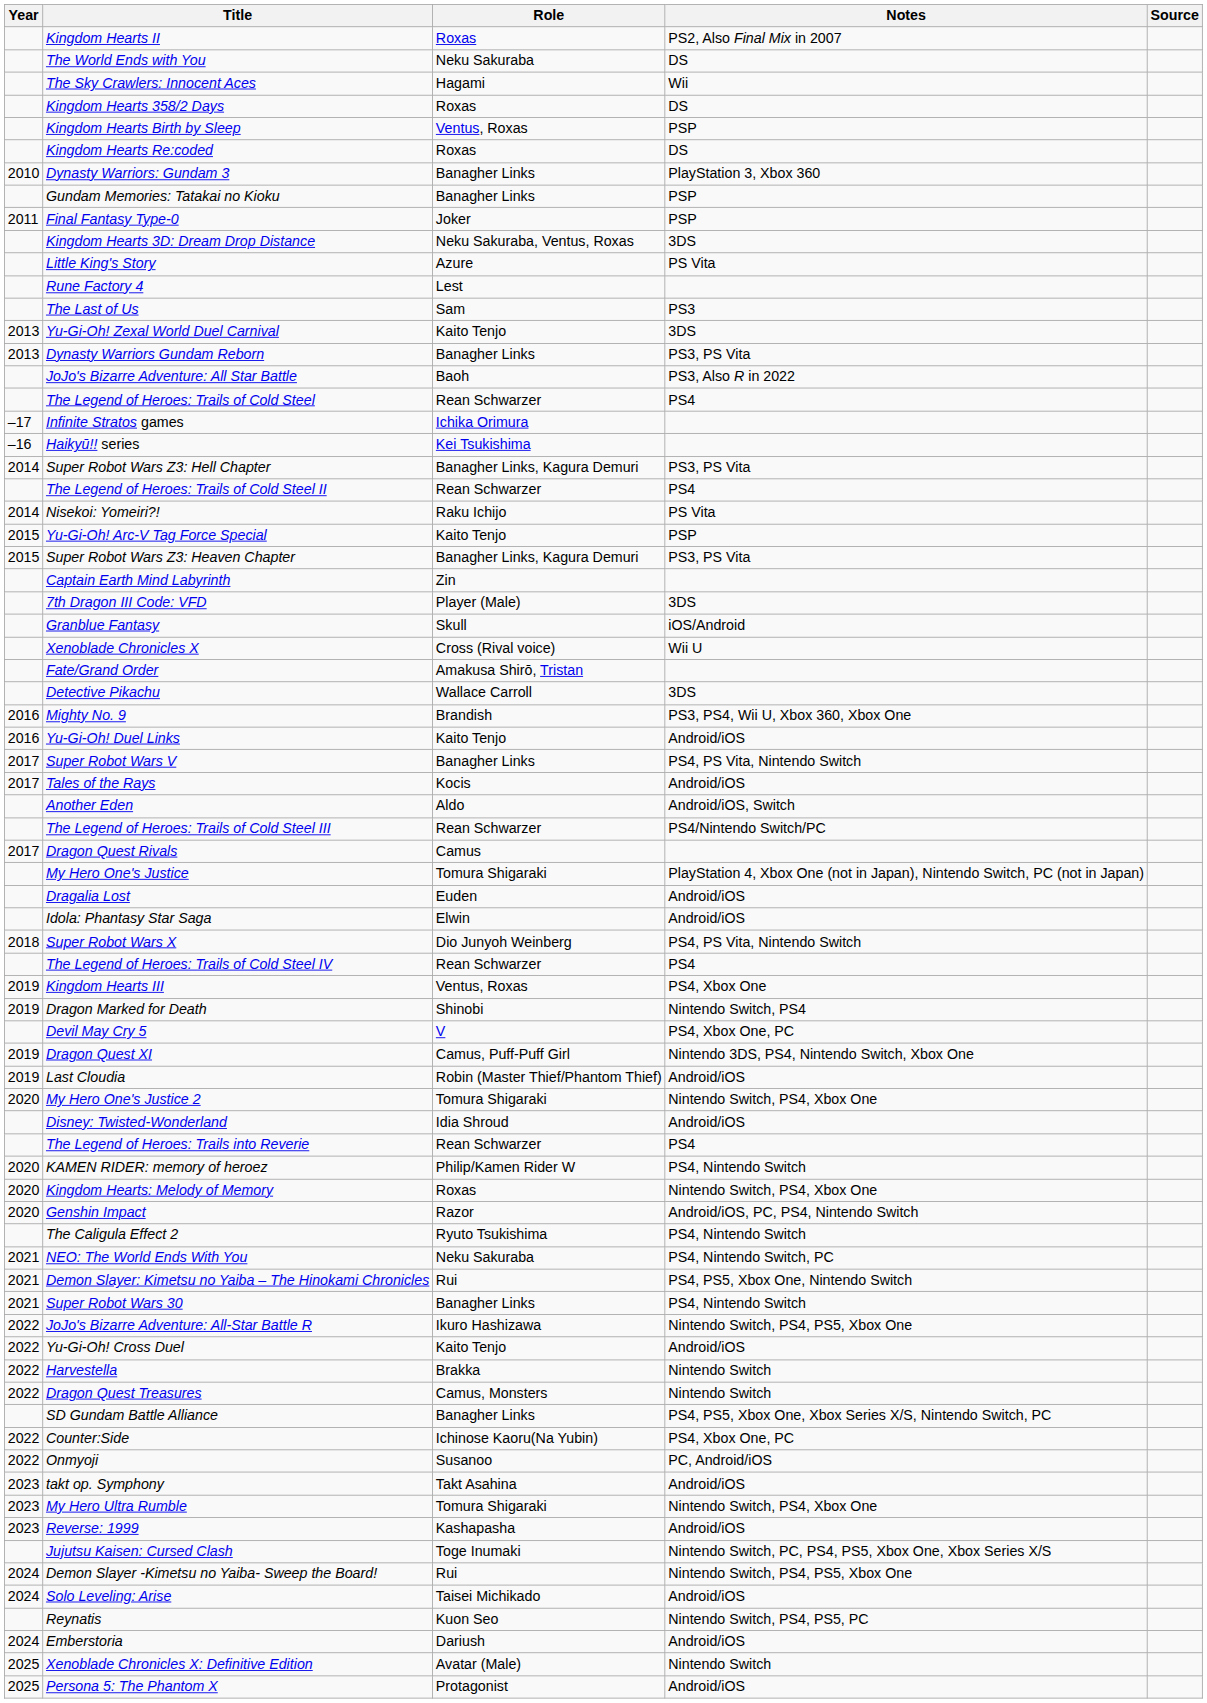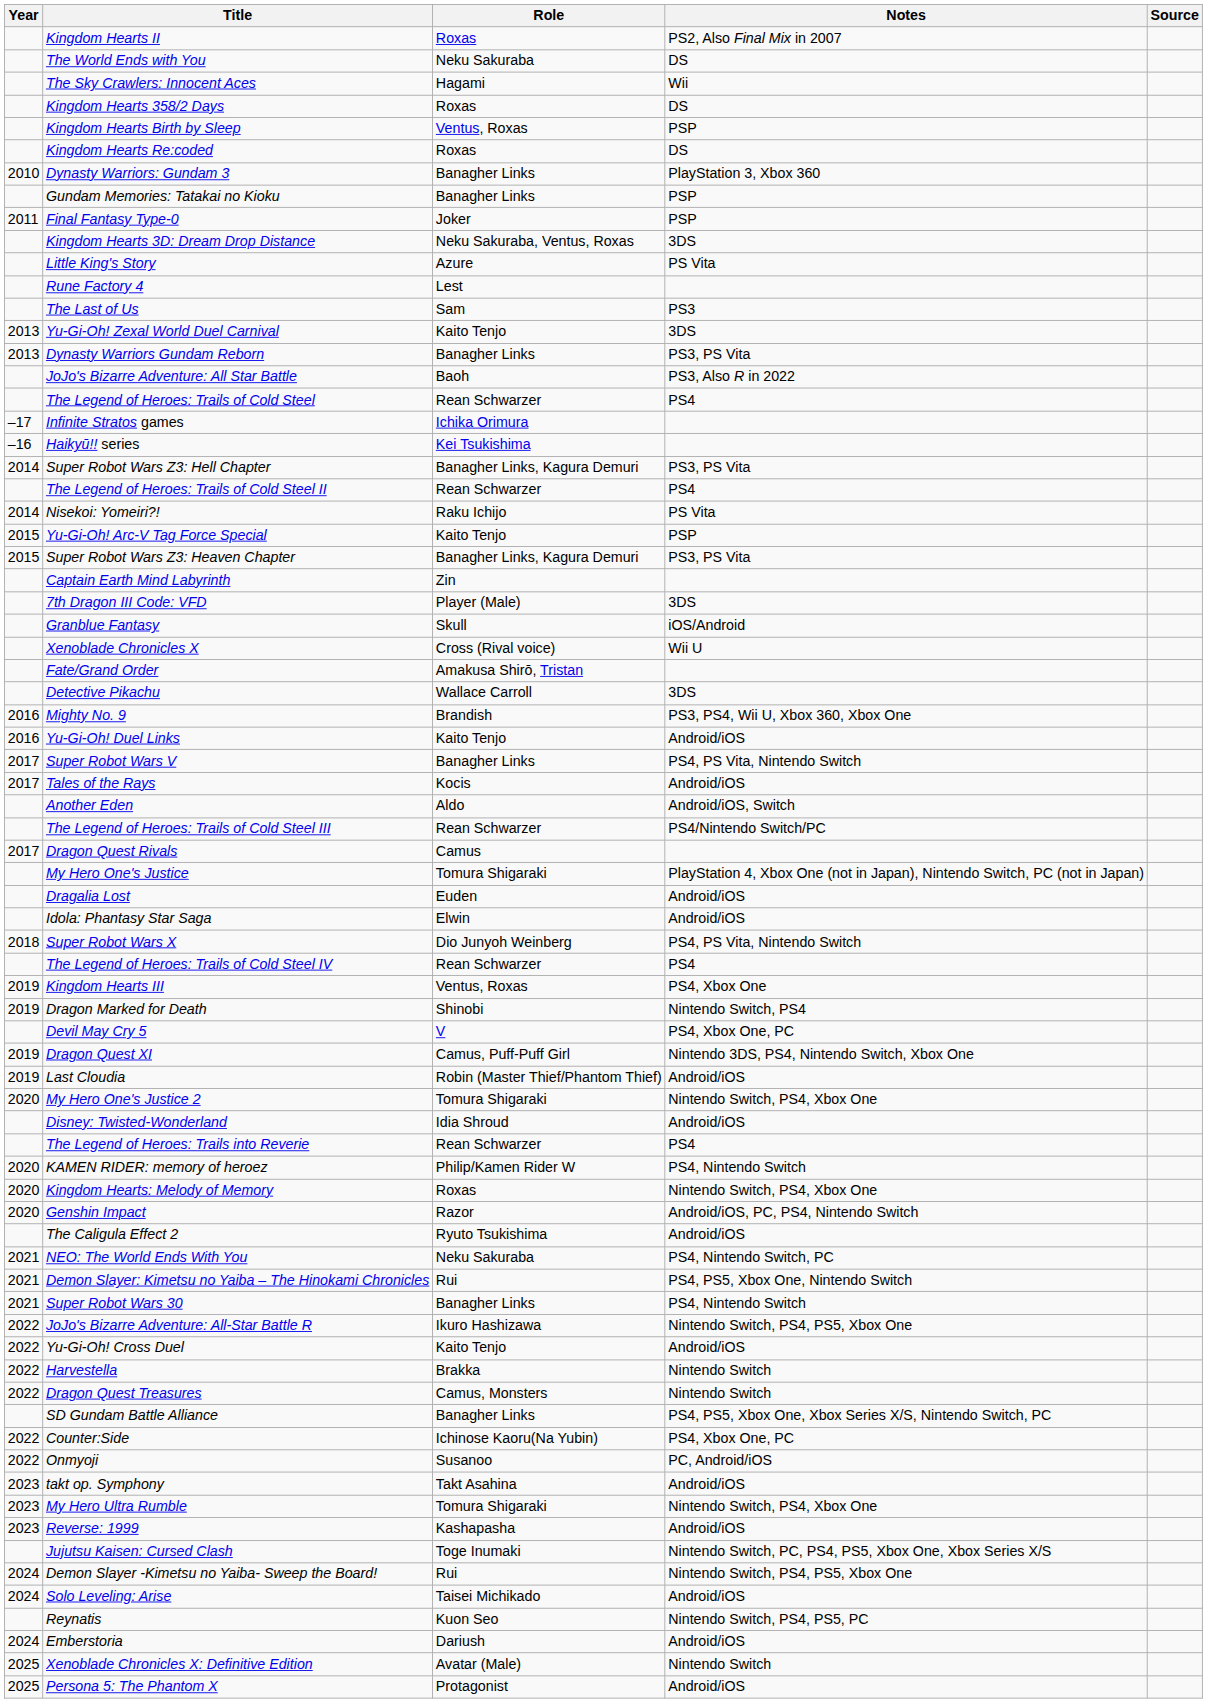(737, 1235) PS4, Nintendo Switch -> (707, 1235) Android/iOS
